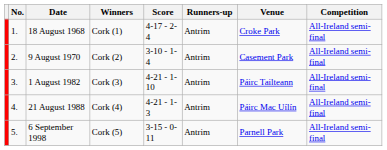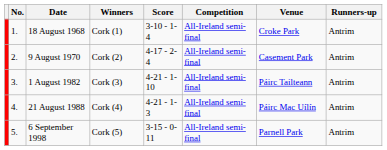columns swapped: (210, 12) <-> (344, 12)
(161, 32) 4-17 - 2-4 -> (161, 32) 3-10 - 1-4
(161, 57) 3-10 - 1-4 -> (161, 57) 4-17 - 2-4
